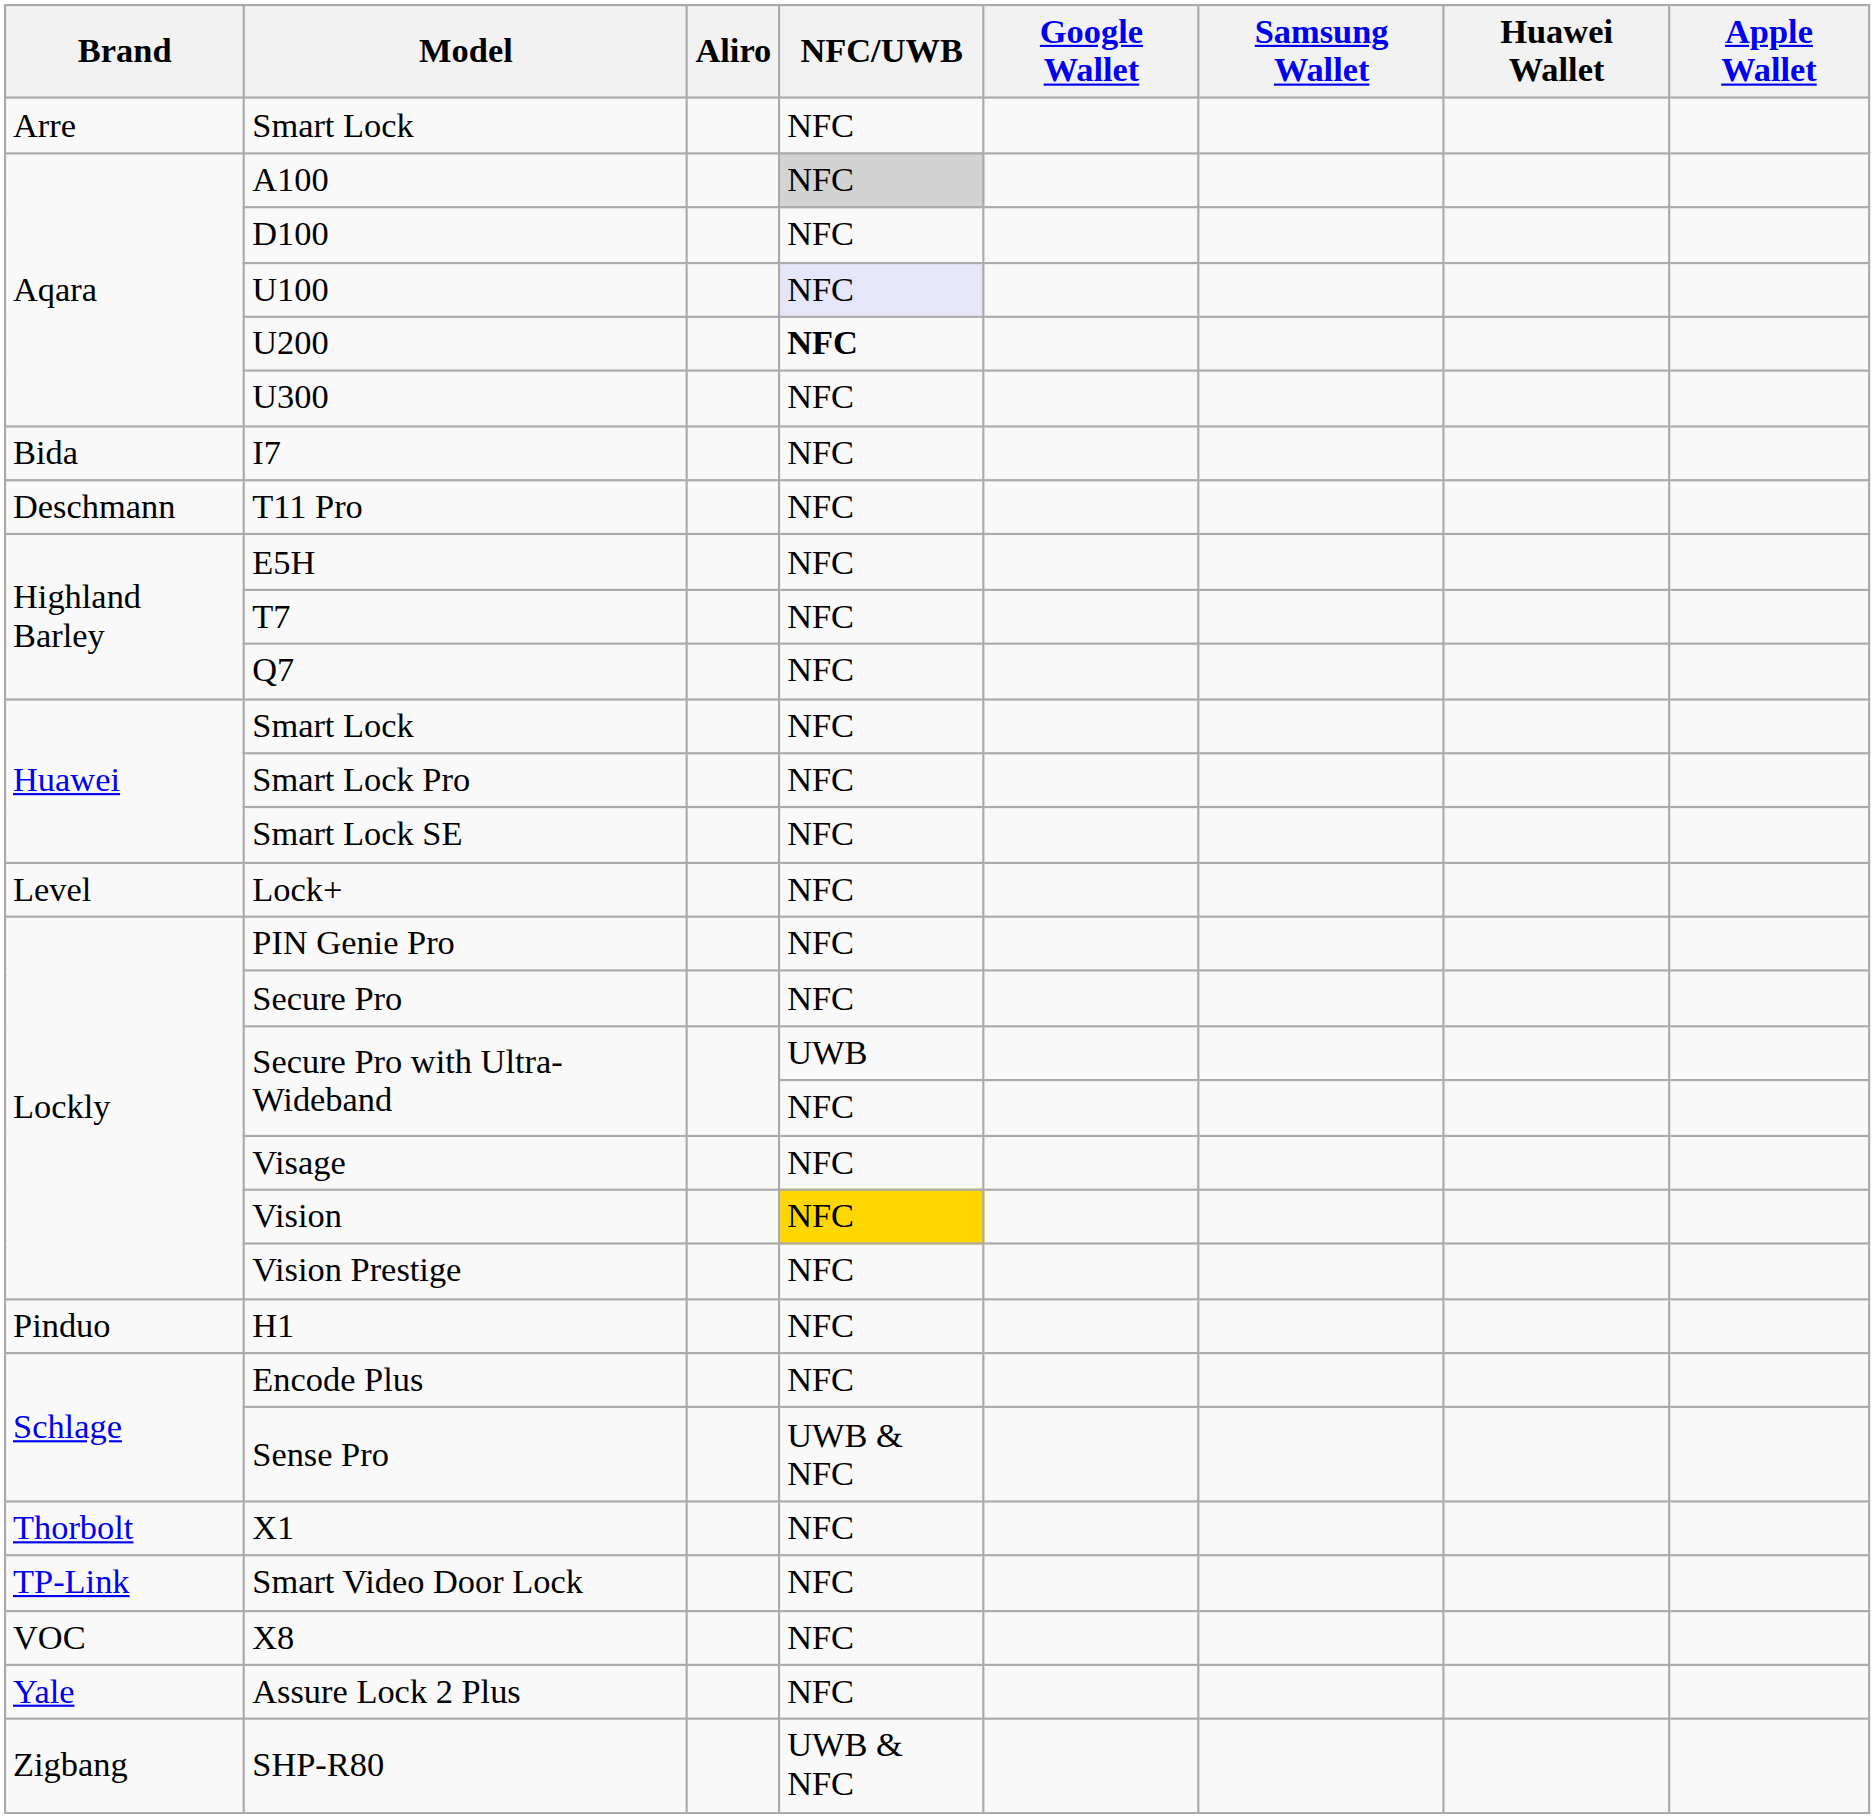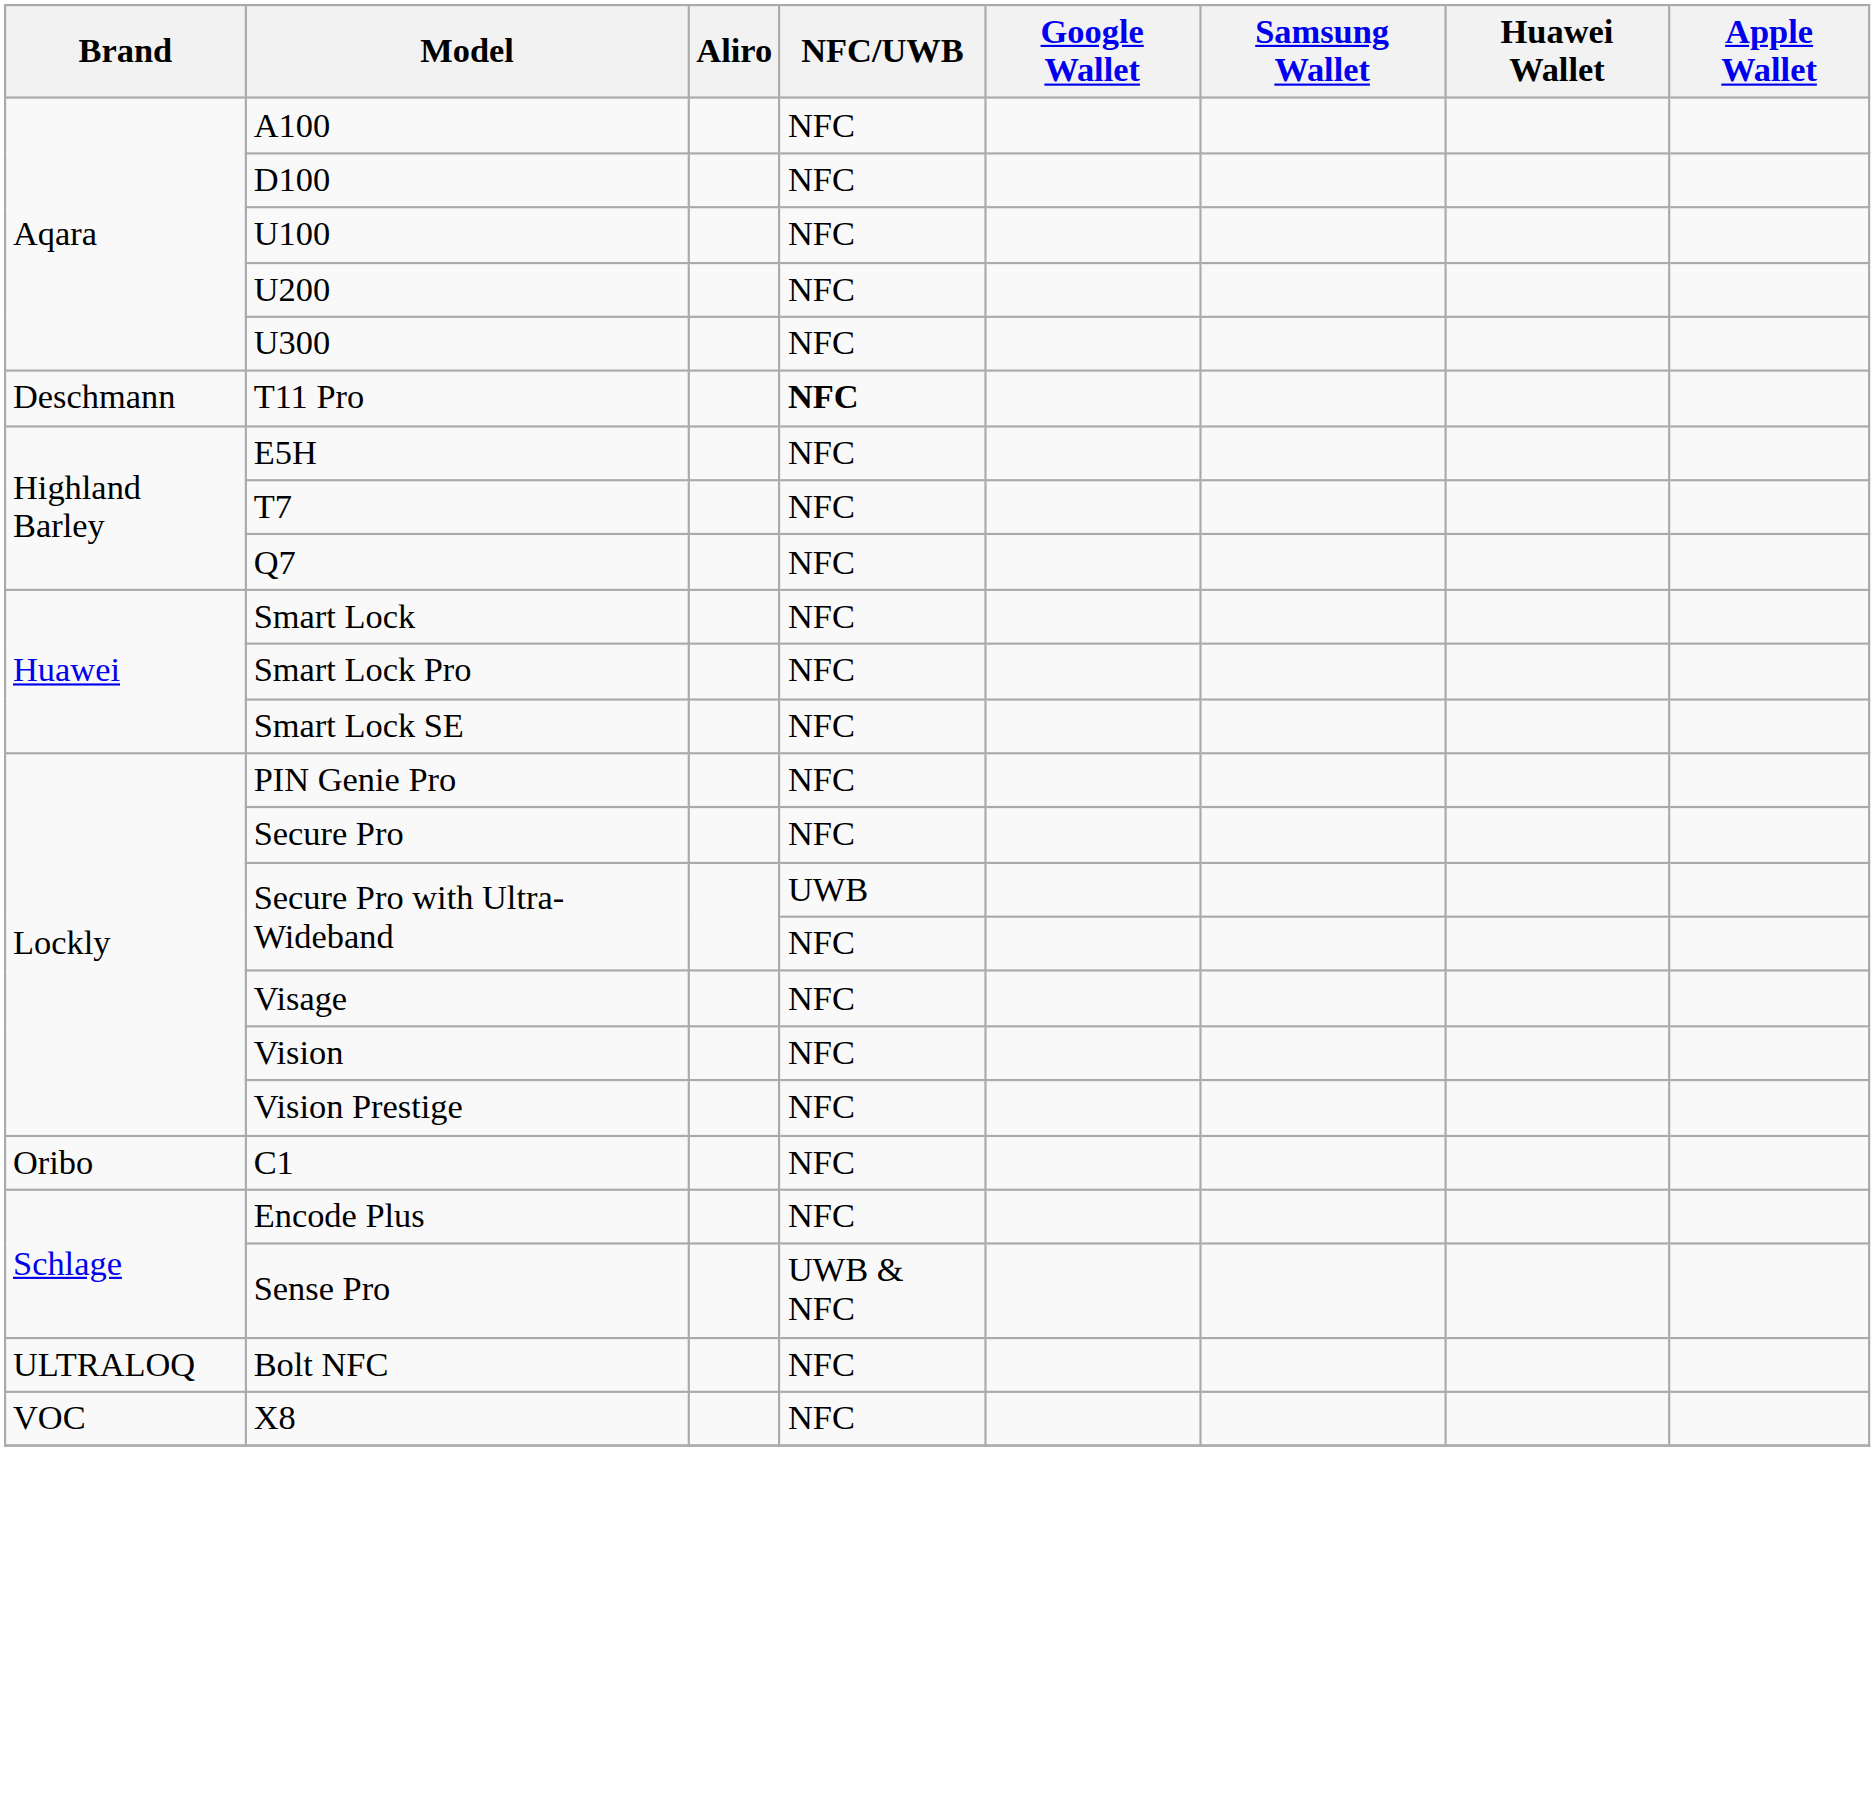- row: (45, 125)
(821, 179) lightgrey background -> (821, 125) no background
(821, 288) lavender background -> (821, 234) no background
(822, 343) bold -> (821, 288) normal
- row: (45, 452)
(821, 506) normal -> (823, 397) bold
- row: (52, 888)
(821, 1216) gold background -> (821, 1052) no background
+ row: (53, 1161)
- row: (62, 1325)
- row: (73, 1527)
- row: (71, 1582)
+ row: (104, 1363)
- row: (44, 1691)
- row: (70, 1765)
